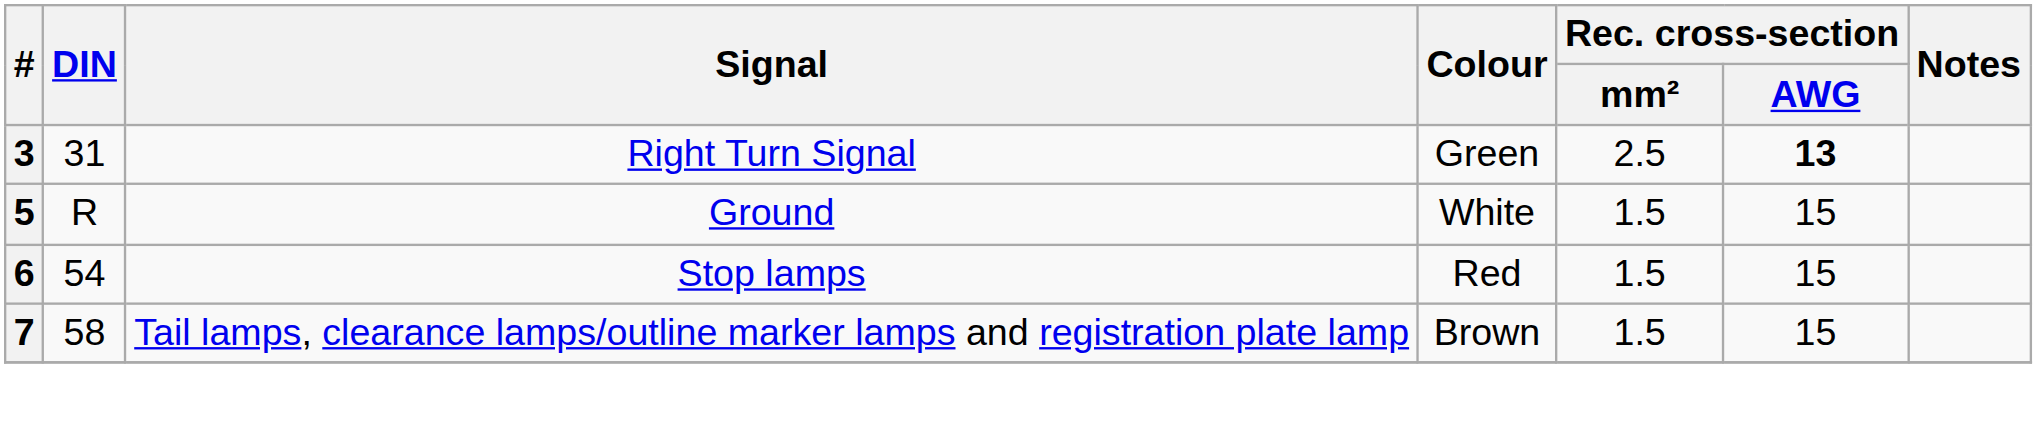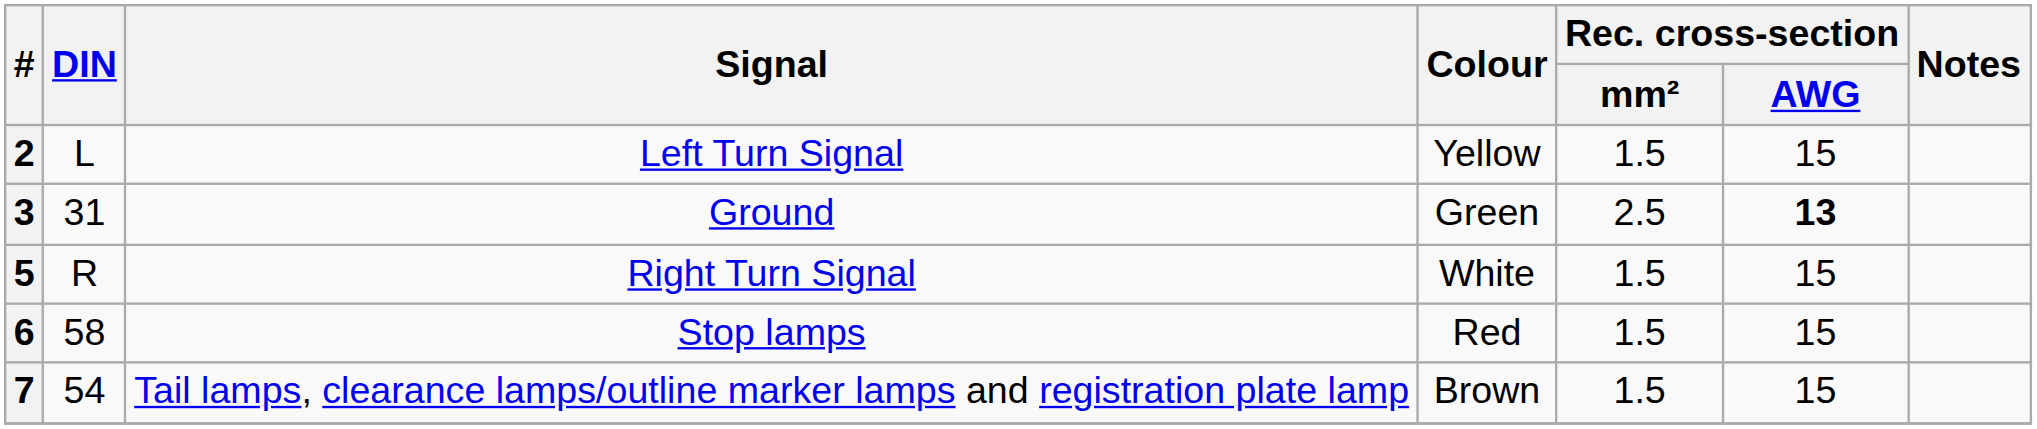+ row: (24, 153)
(772, 153) Right Turn Signal -> (772, 213) Ground
(772, 213) Ground -> (772, 272) Right Turn Signal
(84, 272) 54 -> (84, 332) 58
(84, 332) 58 -> (84, 392) 54
